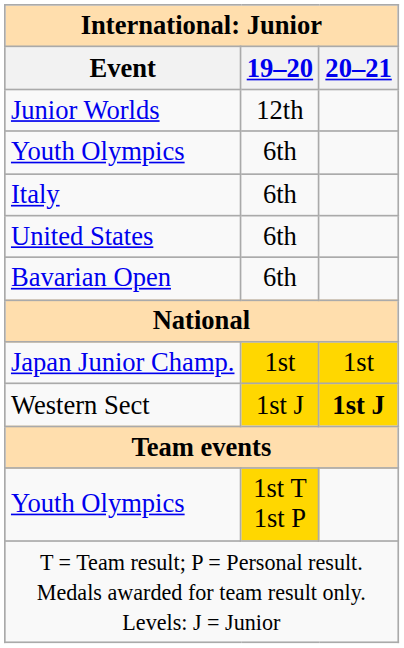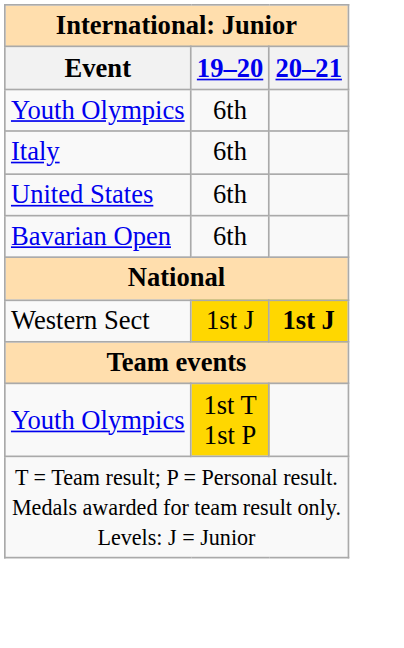- row: (85, 109)
- row: (123, 362)
